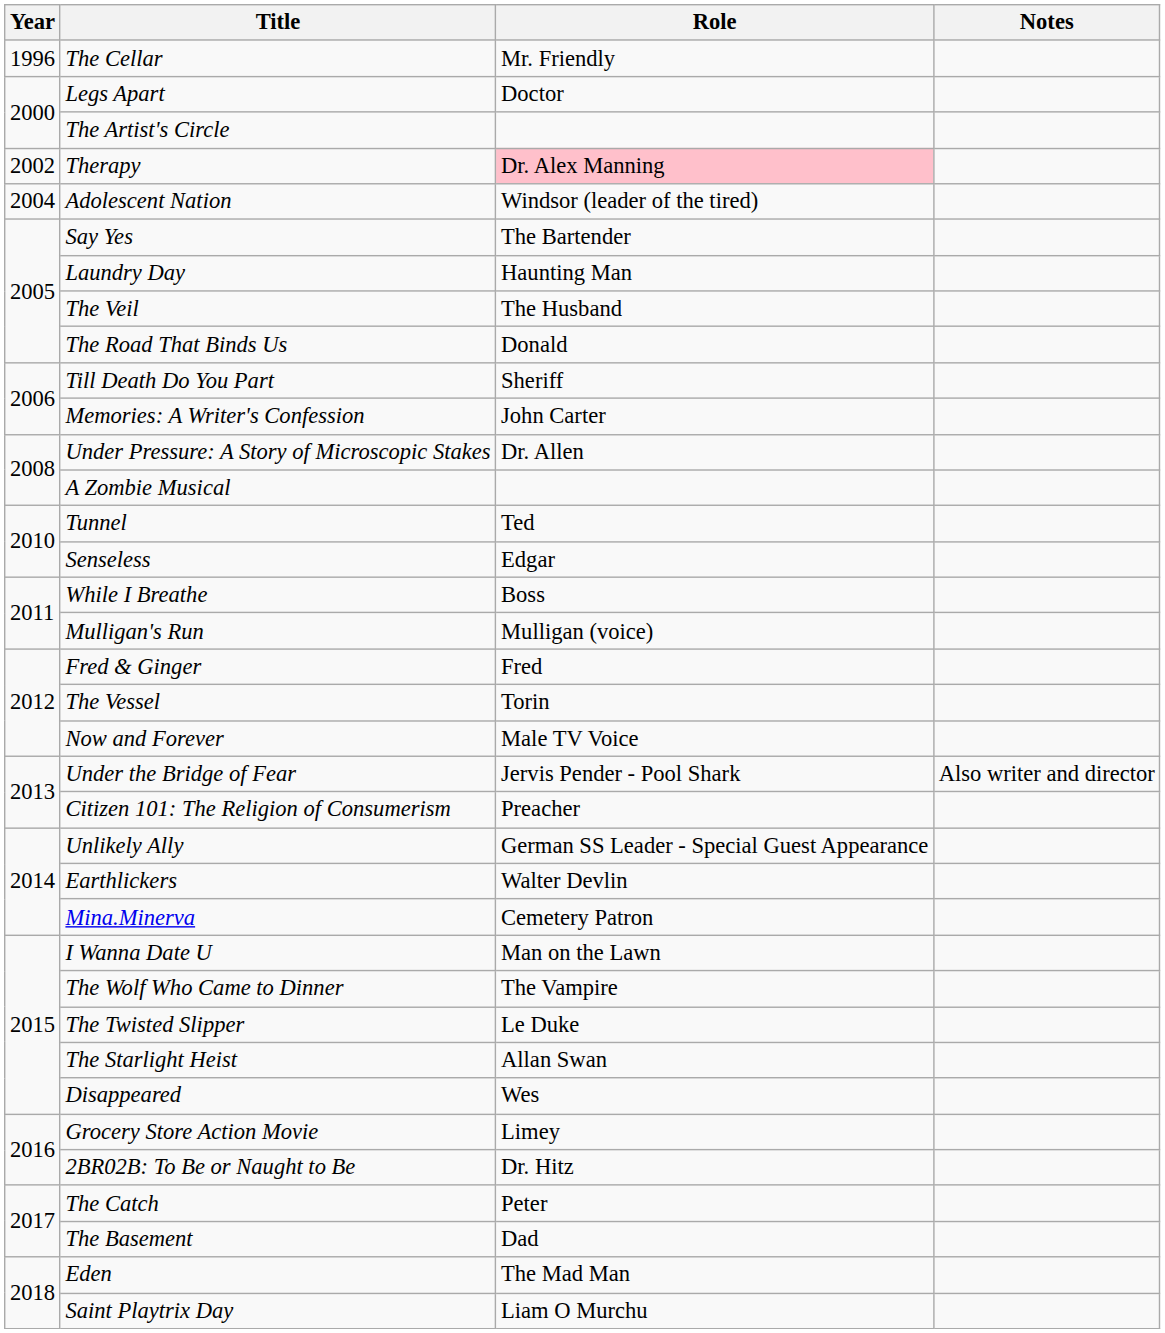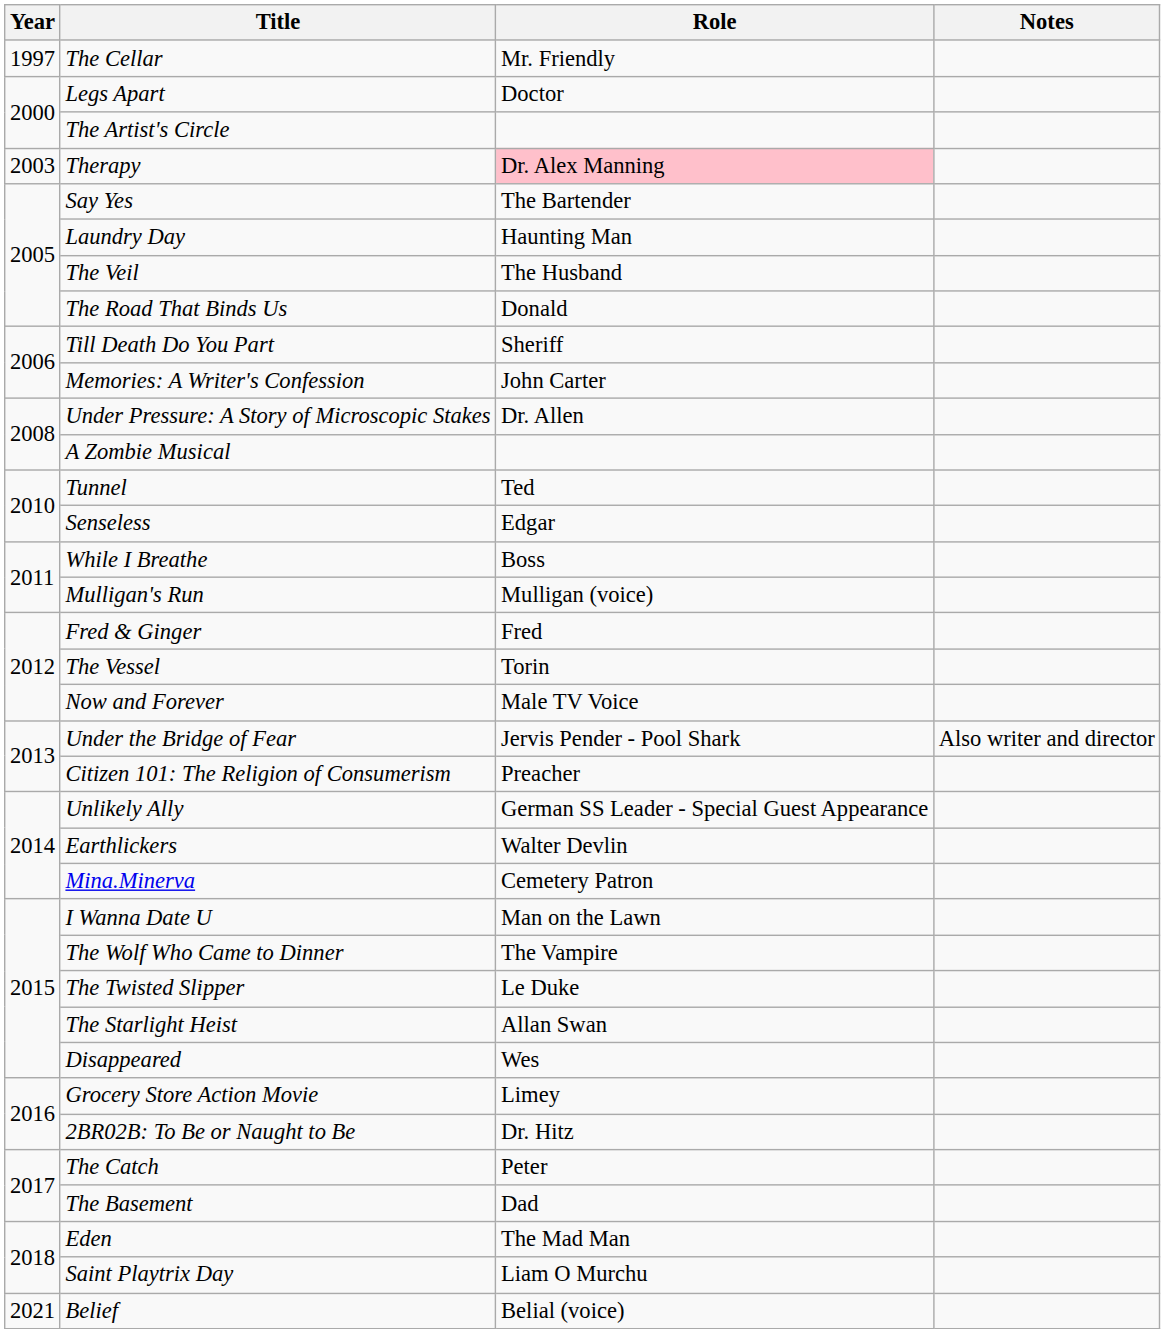(32, 58) 1996 -> (32, 58) 1997
(32, 165) 2002 -> (32, 165) 2003
- row: (148, 201)
+ row: (92, 1310)
